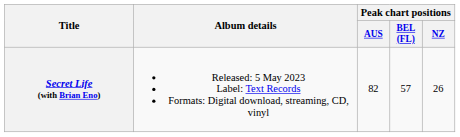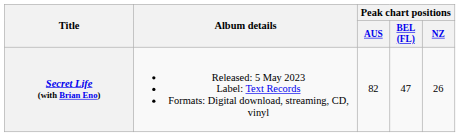(406, 89) 57 -> (406, 89) 47
